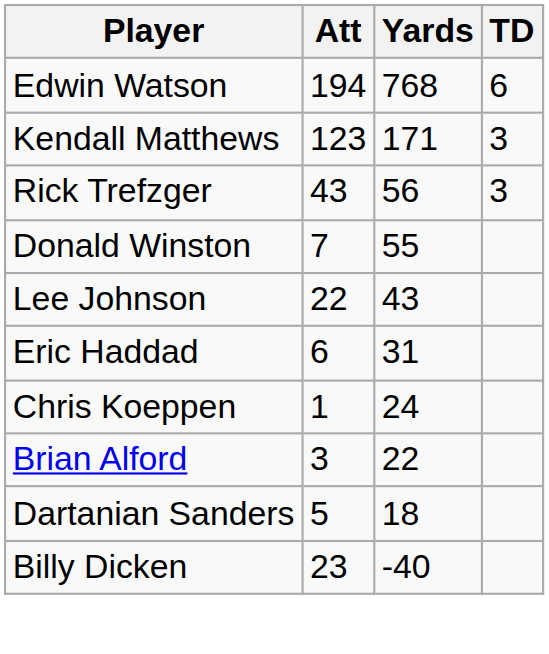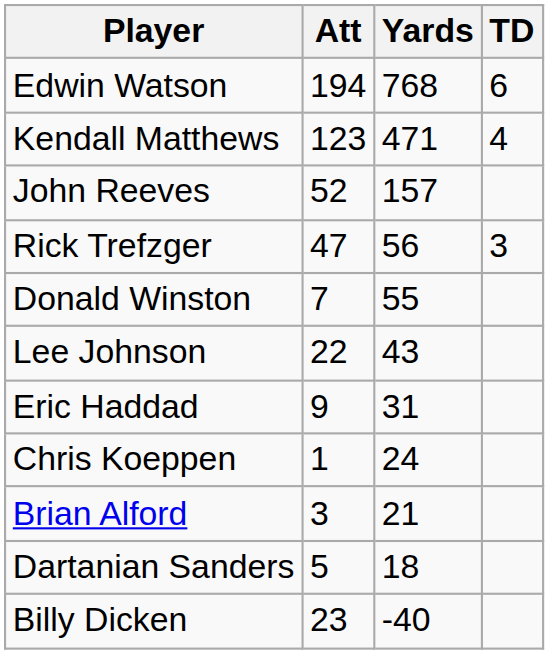(410, 138) 171 -> (410, 138) 471
(499, 138) 3 -> (499, 138) 4
+ row: (111, 191)
(329, 191) 43 -> (329, 245) 47
(319, 352) 6 -> (319, 406) 9
(401, 459) 22 -> (401, 513) 21
